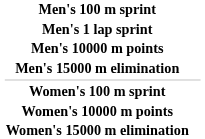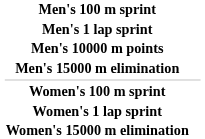+ row: (97, 111)
- row: (97, 111)
